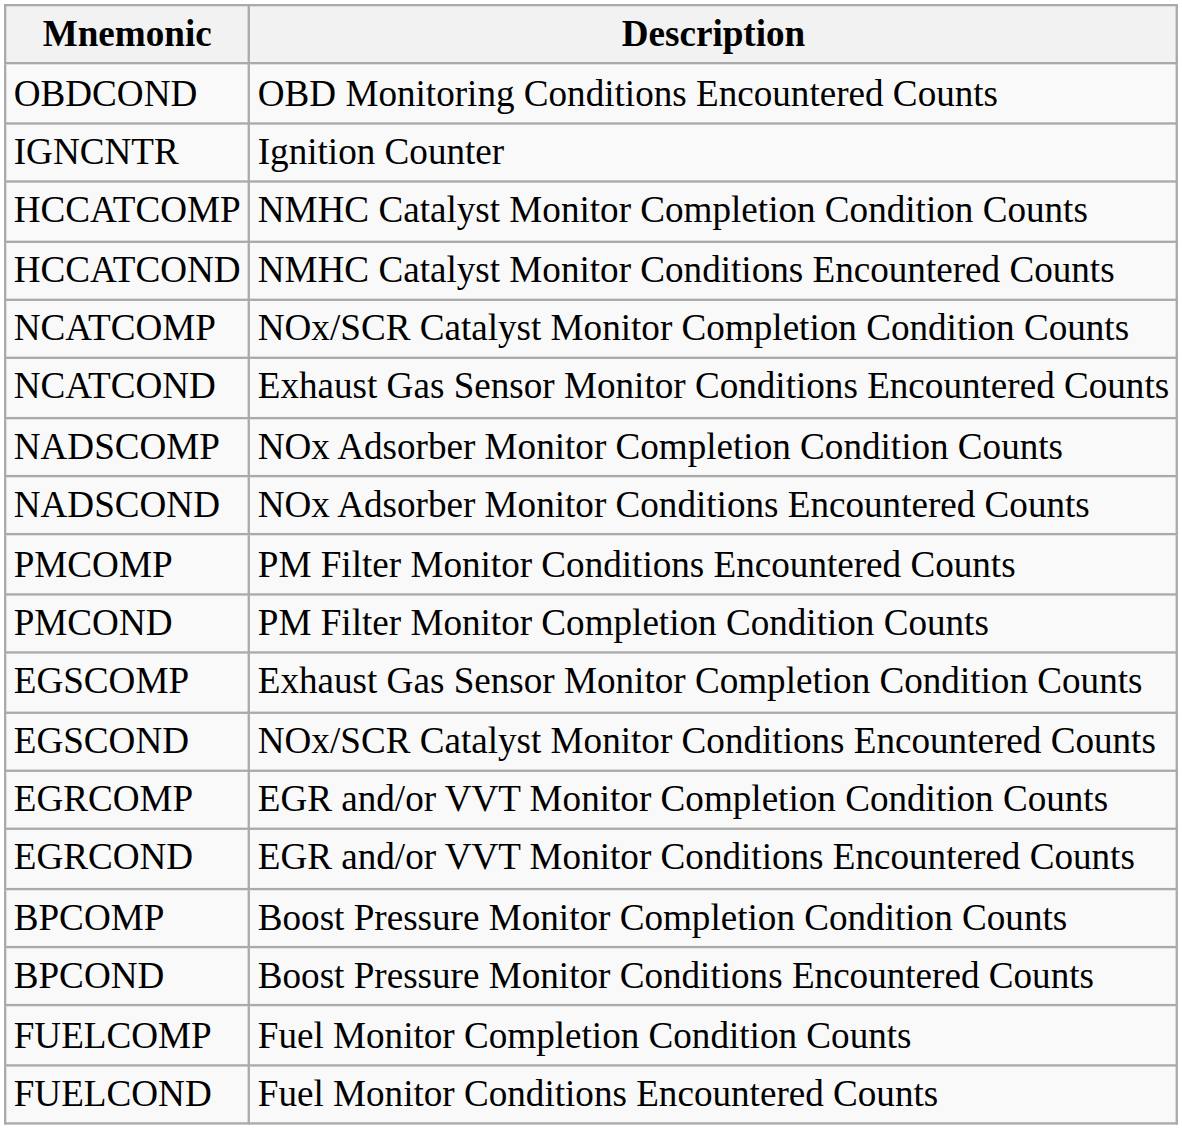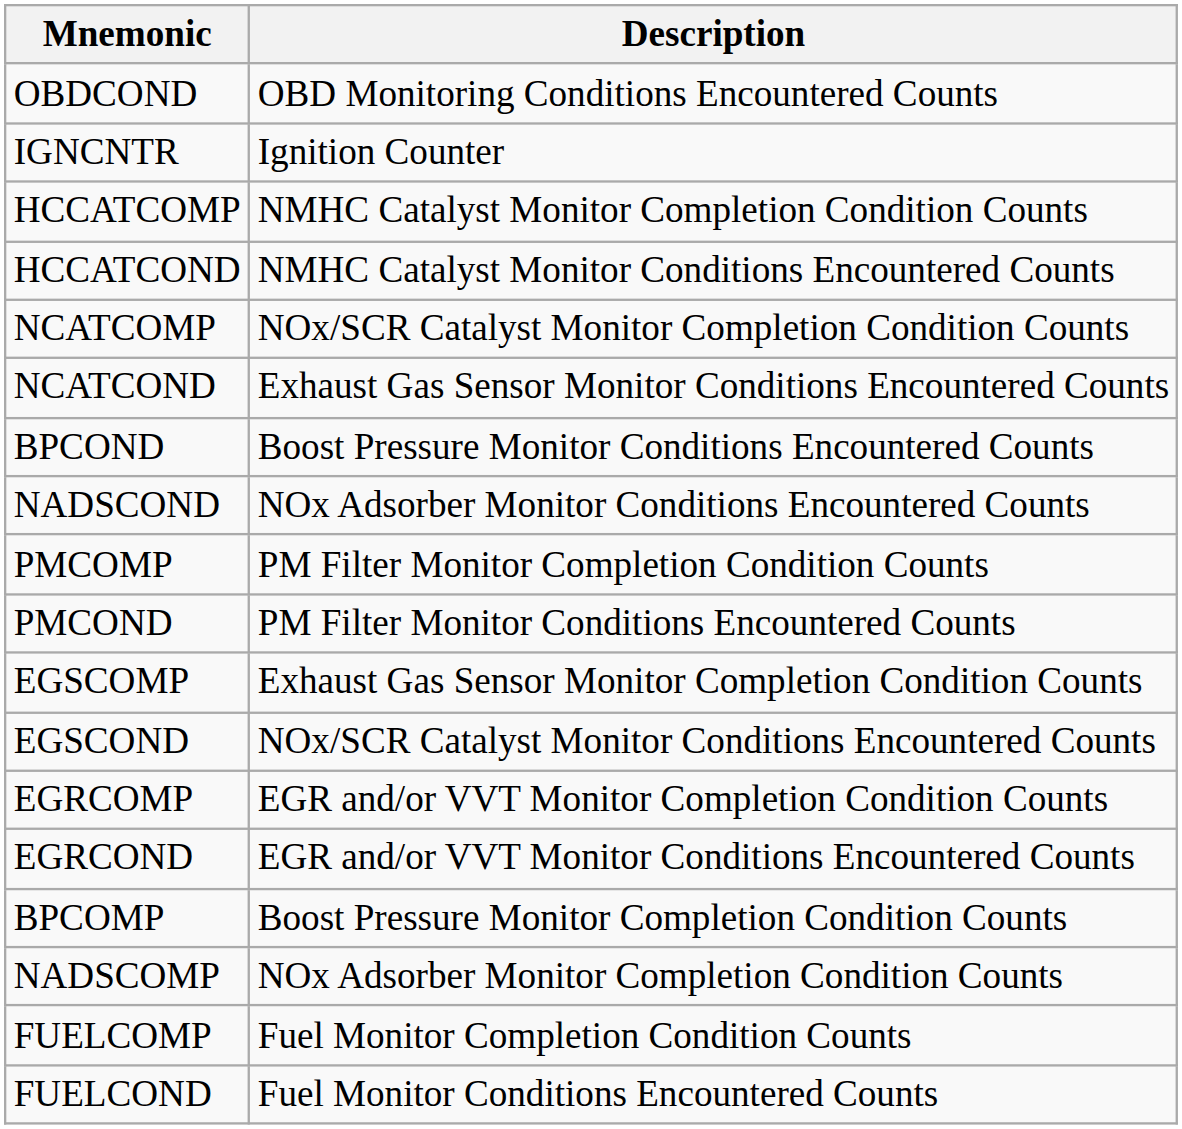rows swapped: (117, 446) <-> (89, 975)
(637, 563) PM Filter Monitor Conditions Encountered Counts -> (623, 563) PM Filter Monitor Completion Condition Counts
(623, 622) PM Filter Monitor Completion Condition Counts -> (637, 622) PM Filter Monitor Conditions Encountered Counts
